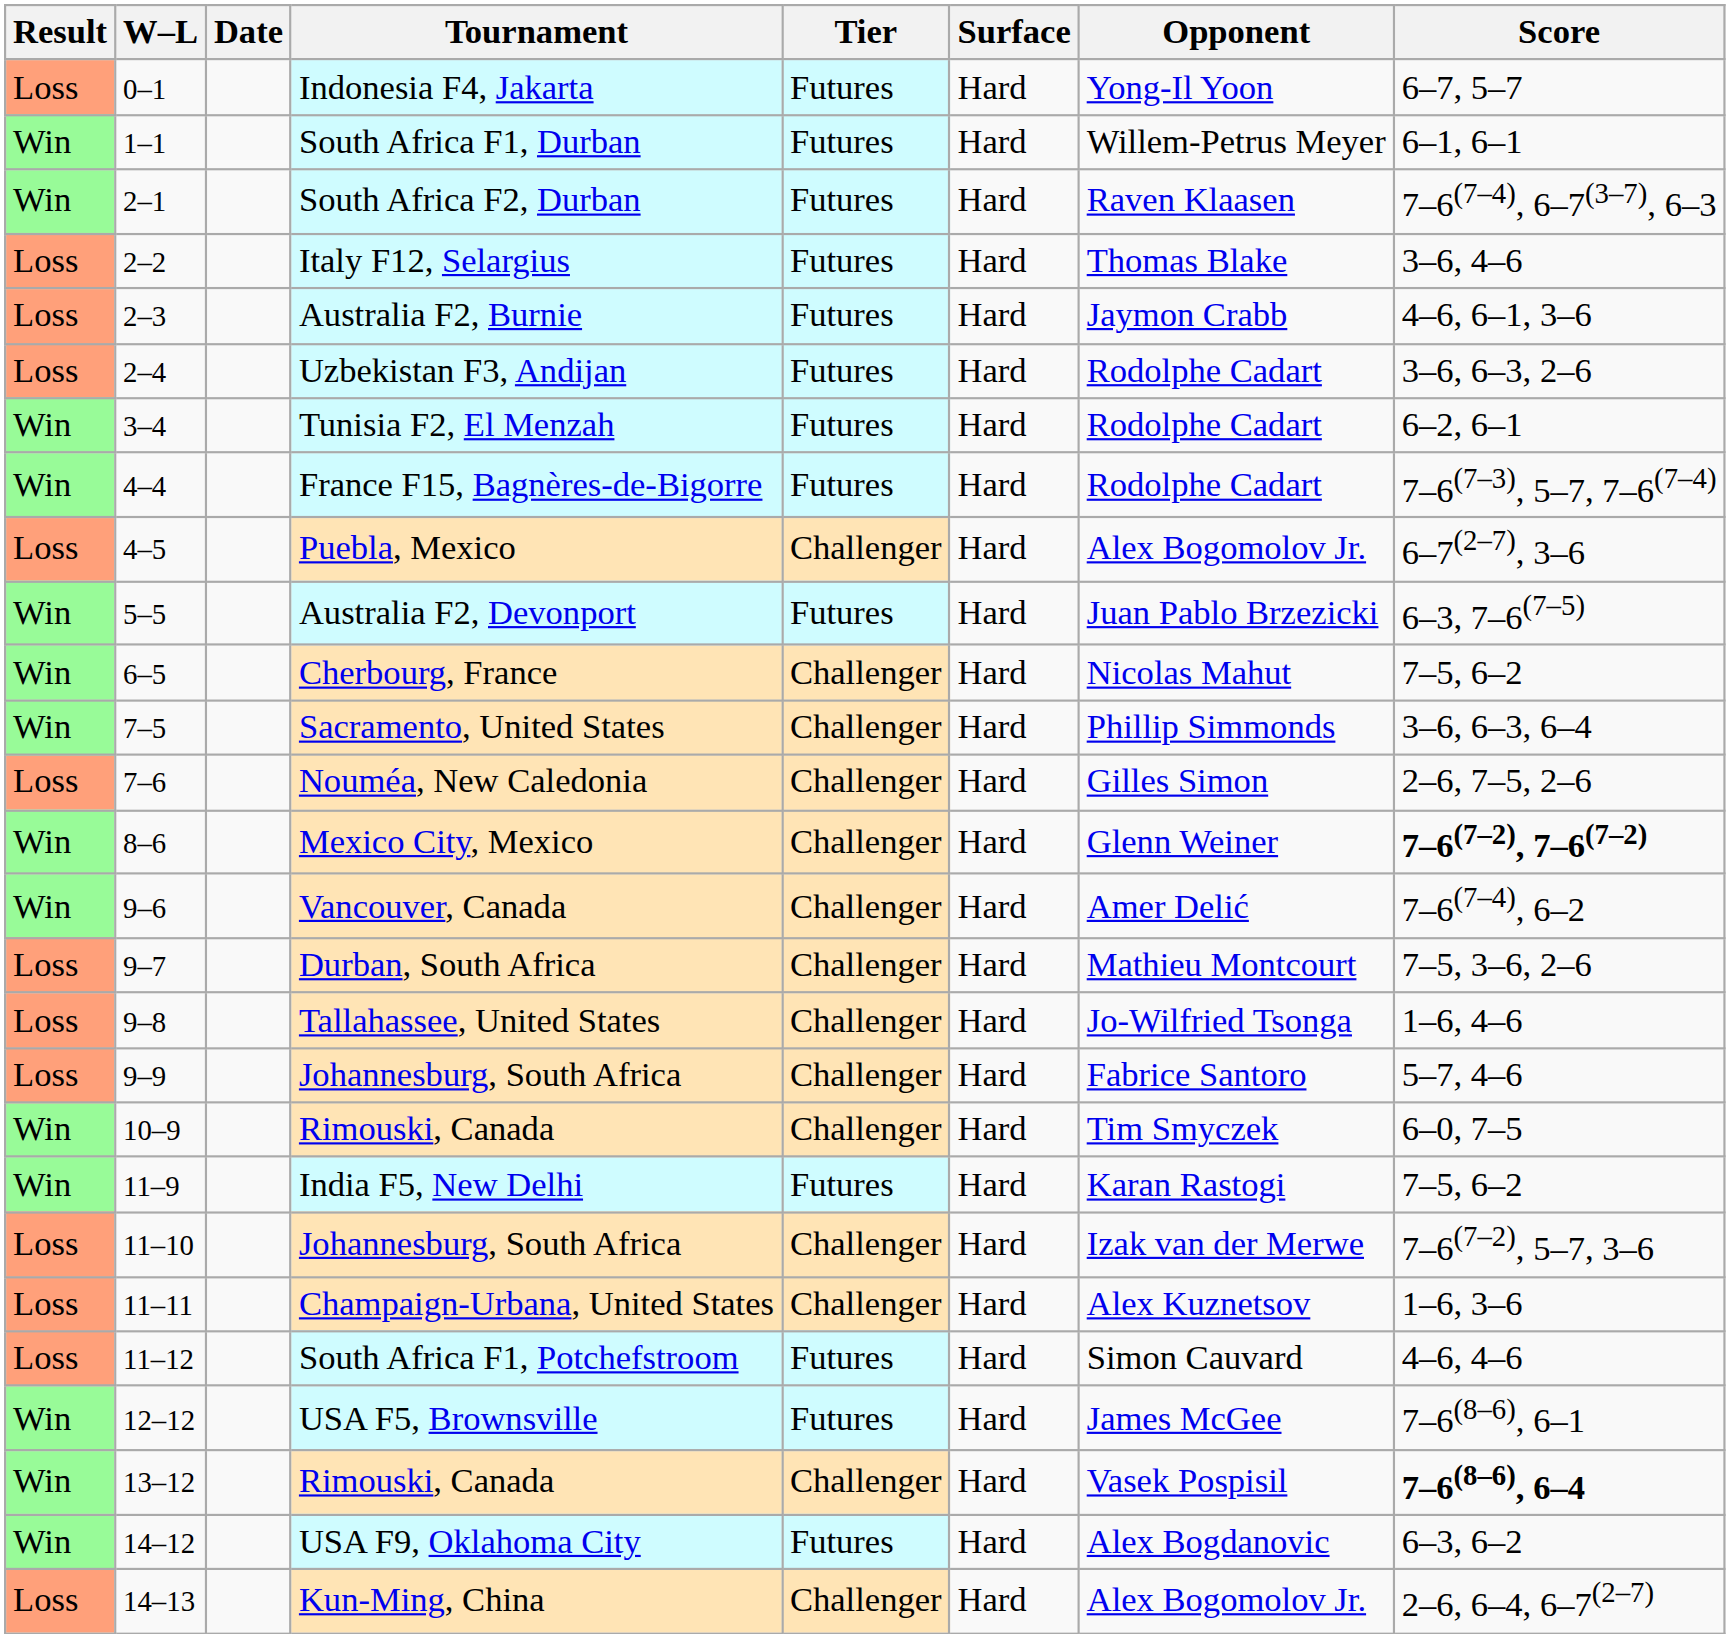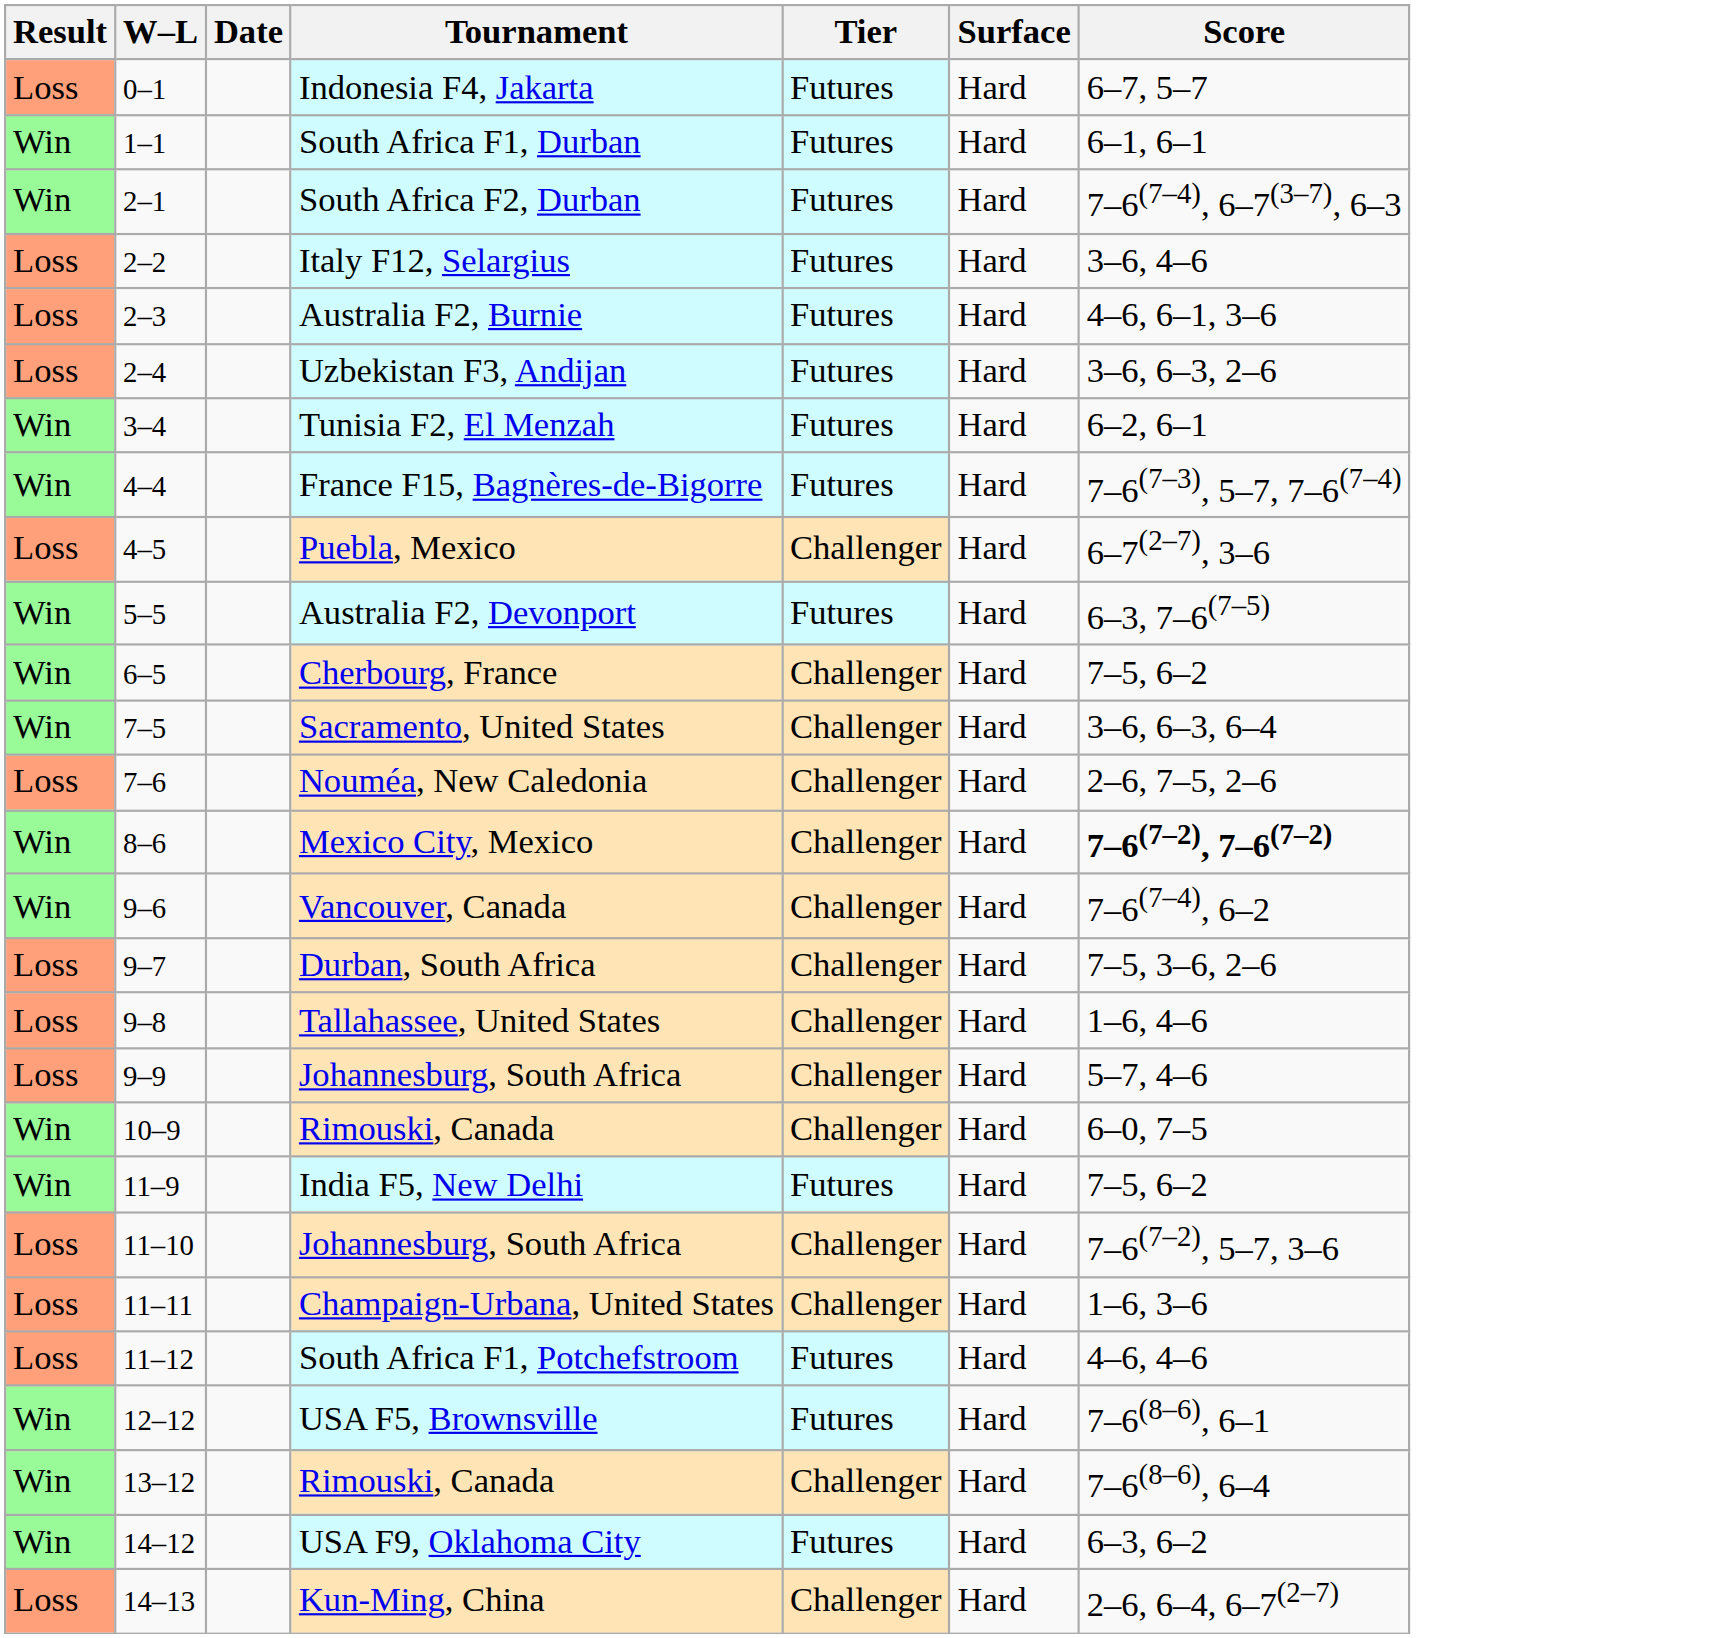- column: (1236, 31)
(1493, 1481) bold -> (1178, 1481) normal
